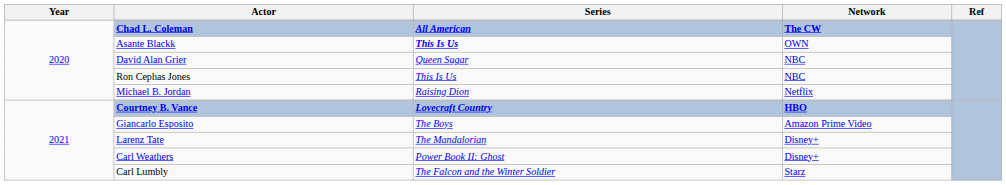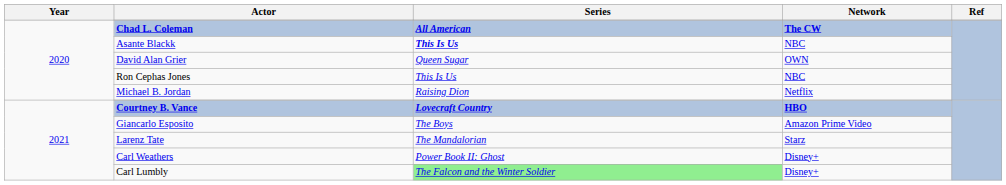(797, 44) OWN -> (795, 44) NBC
(795, 60) NBC -> (797, 60) OWN
(802, 140) Disney+ -> (795, 140) Starz
(485, 172) no background -> (485, 172) lightgreen background
(795, 172) Starz -> (802, 172) Disney+
